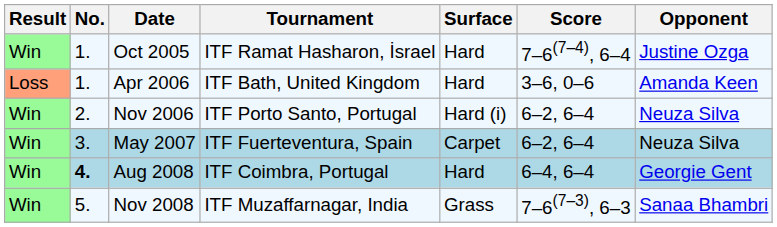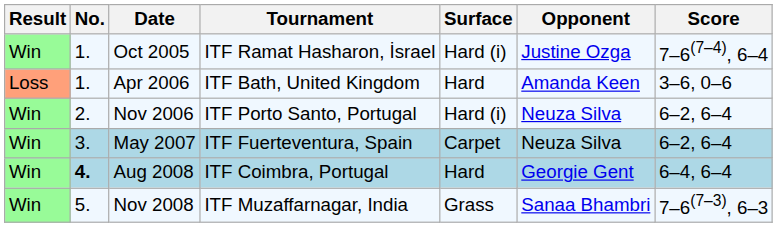columns swapped: (704, 19) <-> (576, 19)
(464, 51) Hard -> (475, 51) Hard (i)
